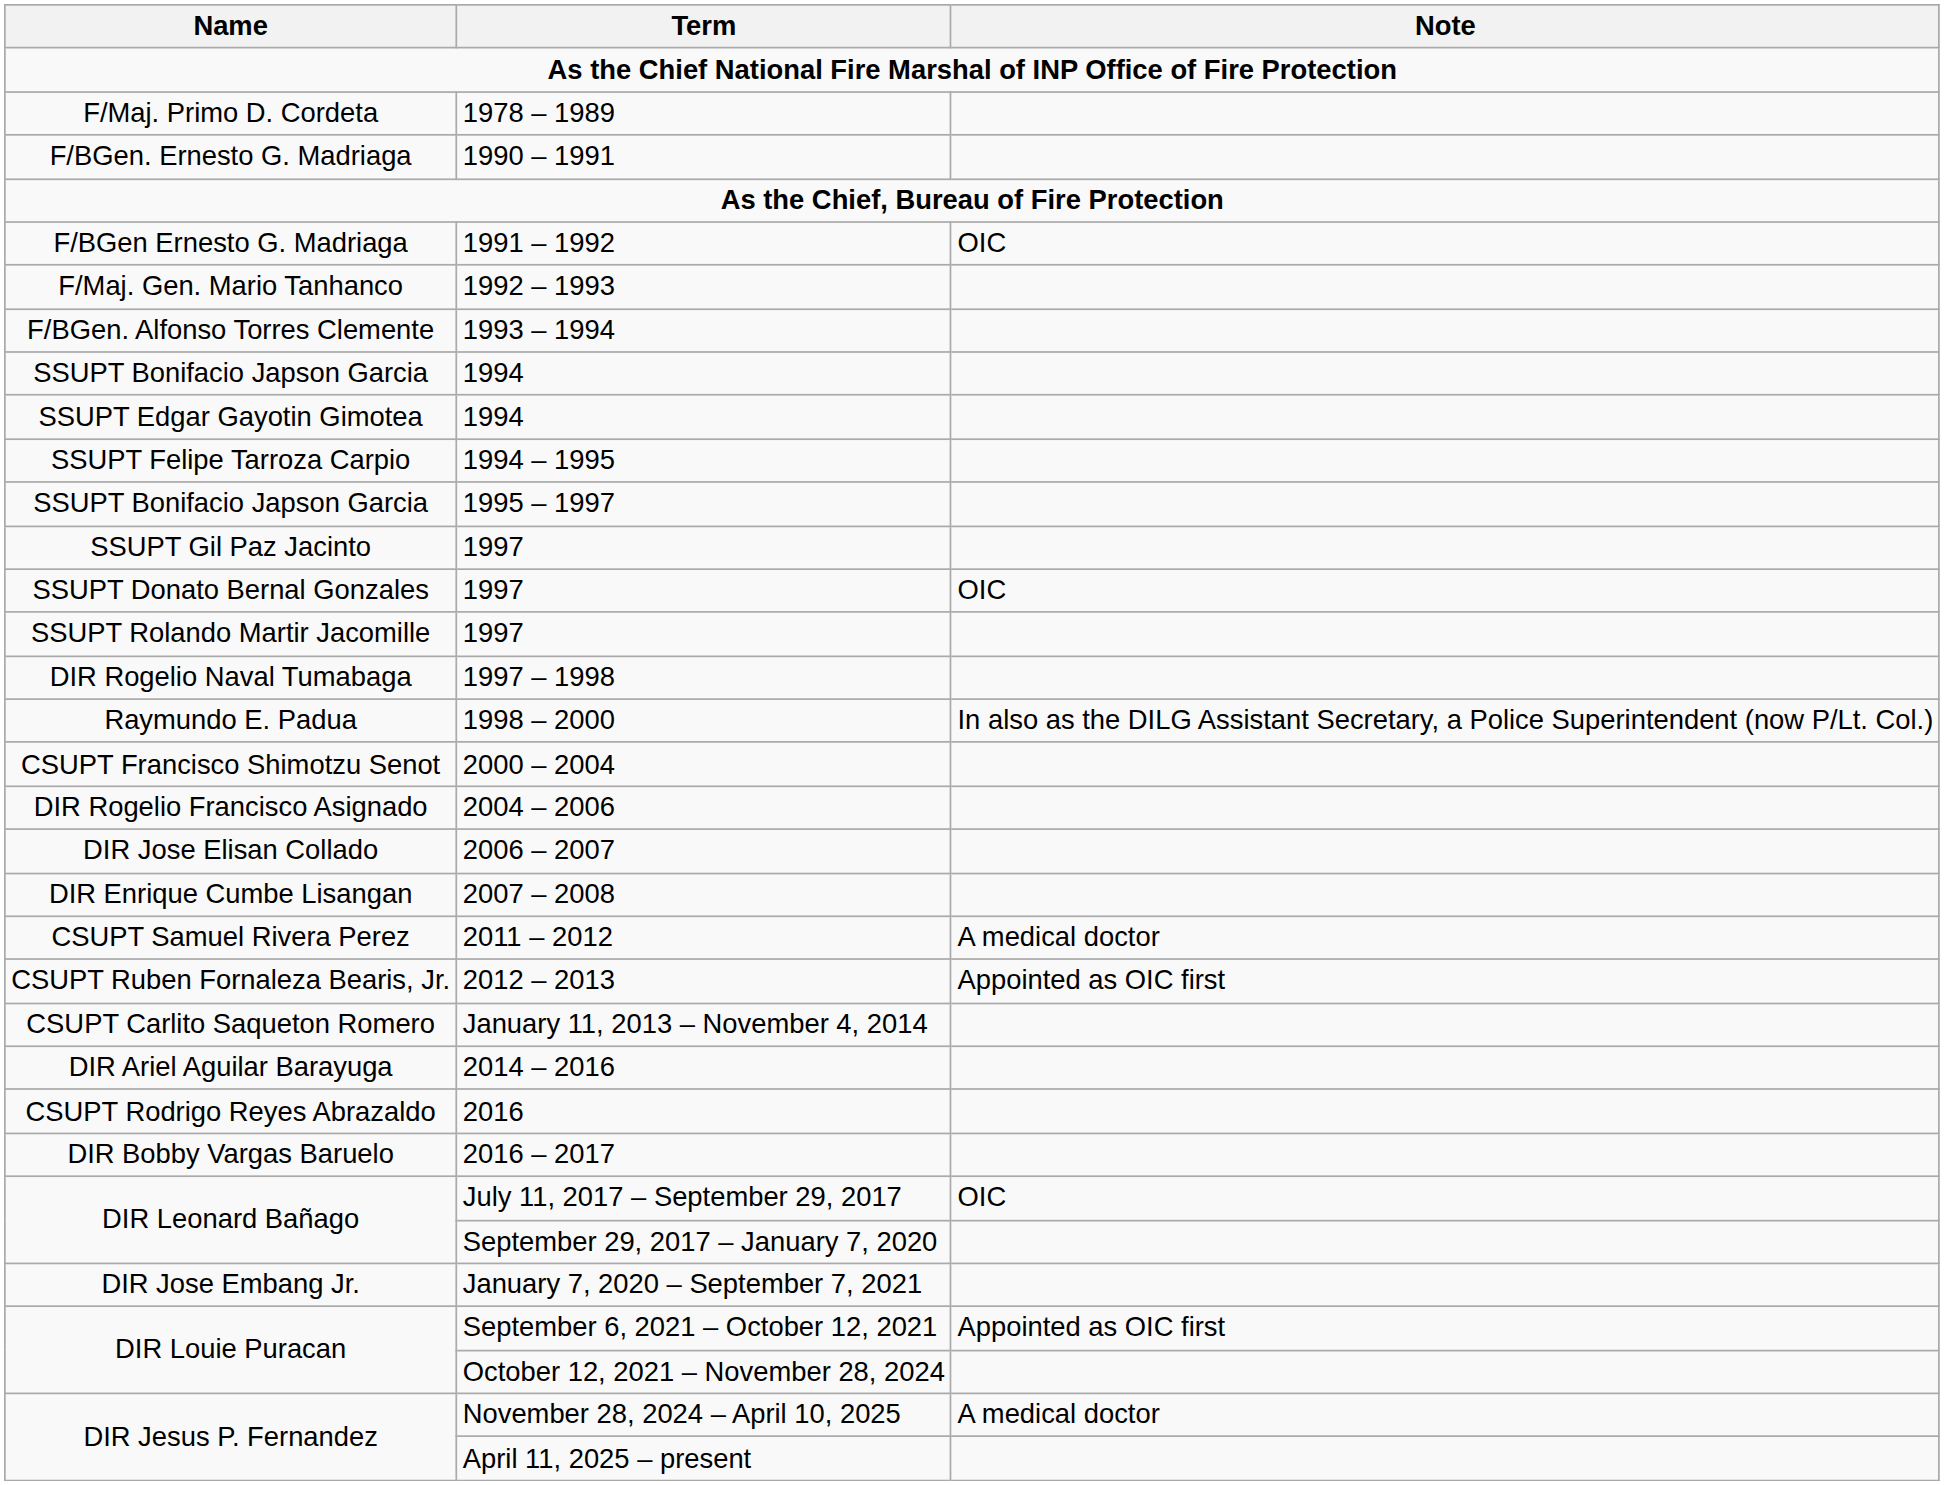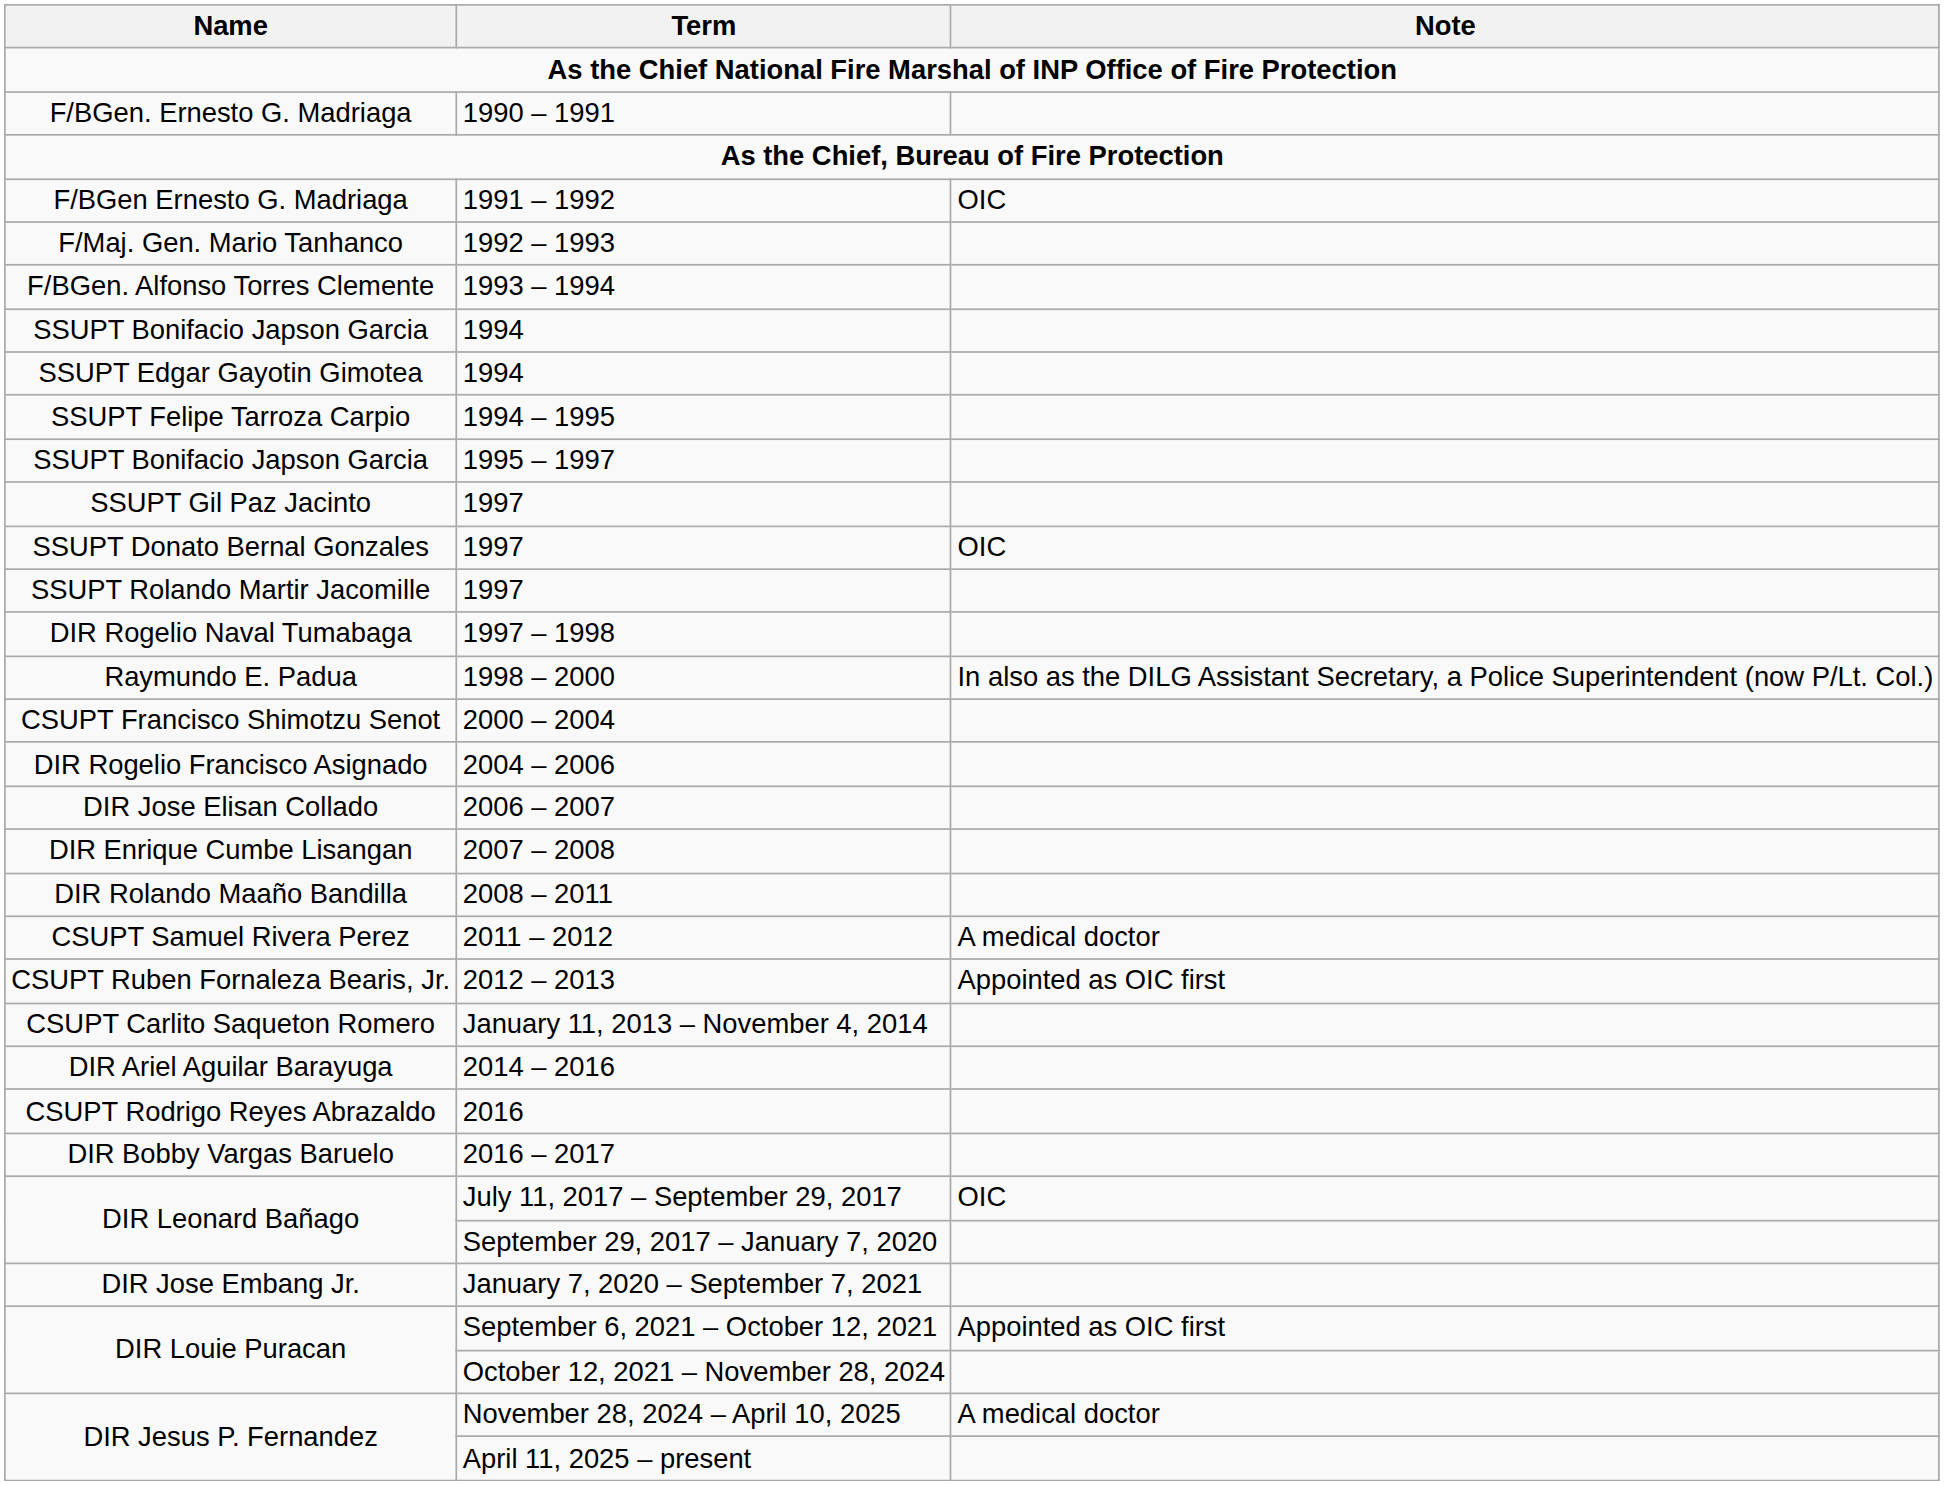- row: (231, 112)
+ row: (231, 894)
